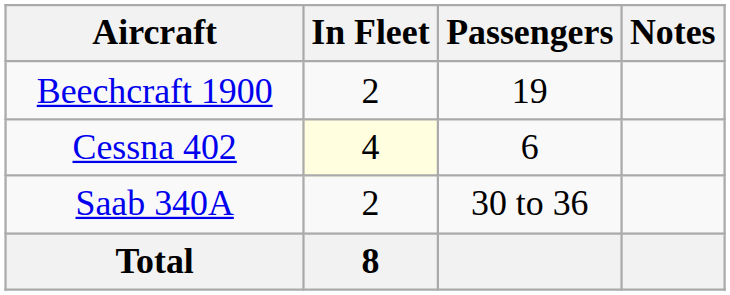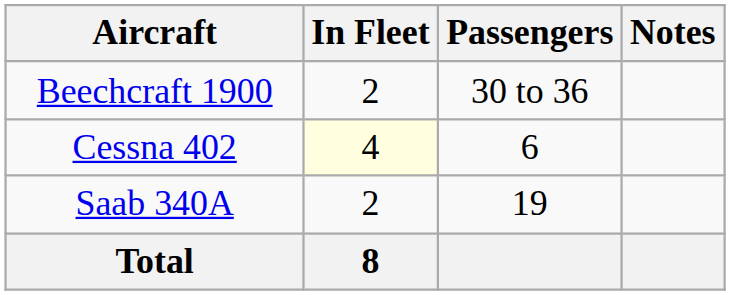(530, 89) 19 -> (530, 89) 30 to 36
(530, 203) 30 to 36 -> (530, 203) 19
